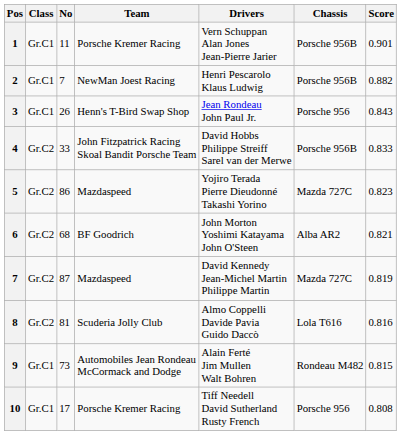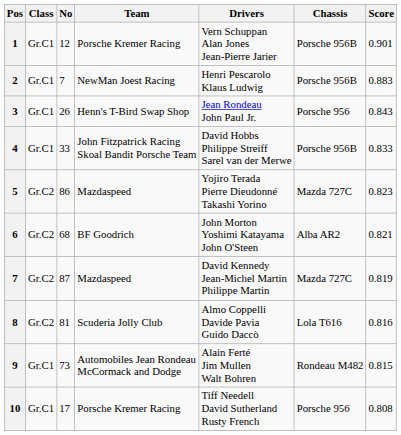(64, 44) 11 -> (65, 44) 12
(381, 81) 0.882 -> (381, 81) 0.883
(41, 148) Gr.C2 -> (41, 148) Gr.C1
